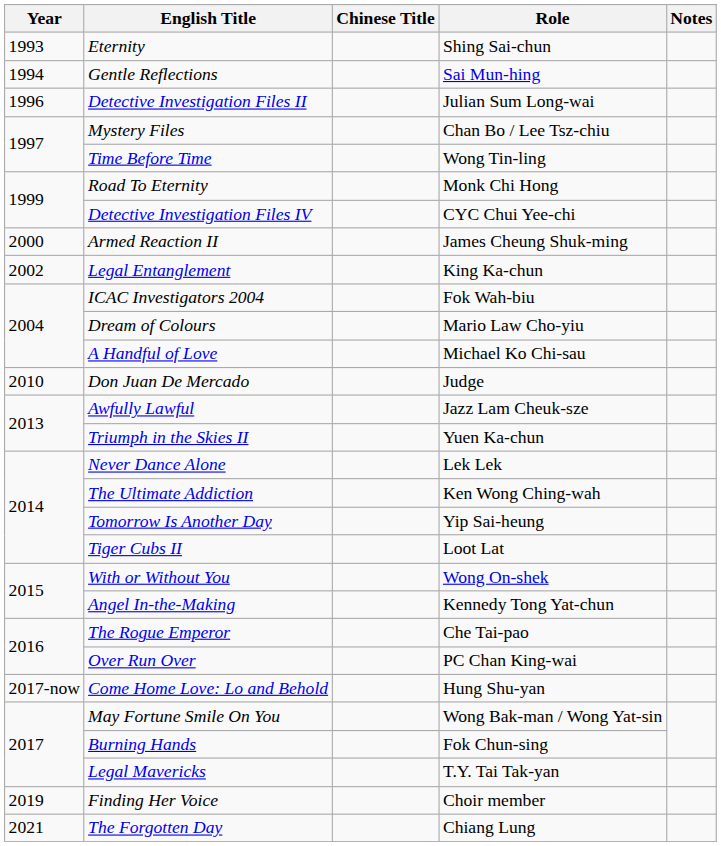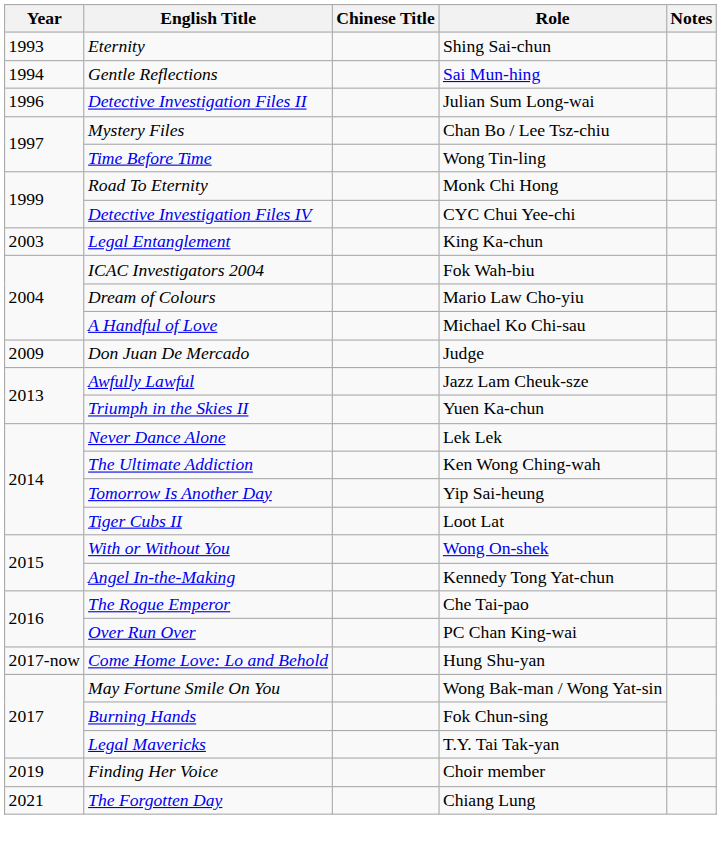- row: (153, 241)
(26, 269) 2002 -> (26, 241) 2003
(26, 381) 2010 -> (26, 353) 2009
